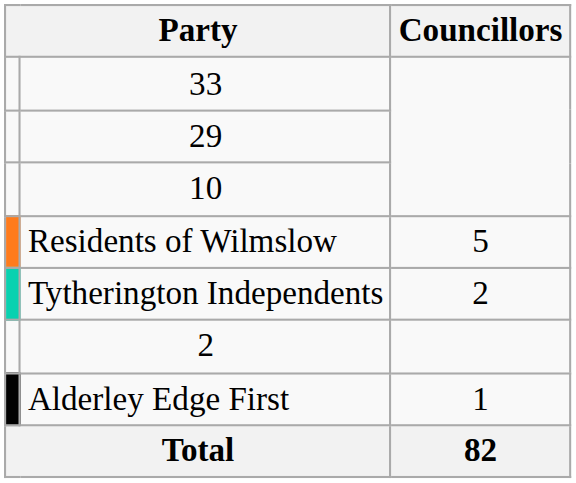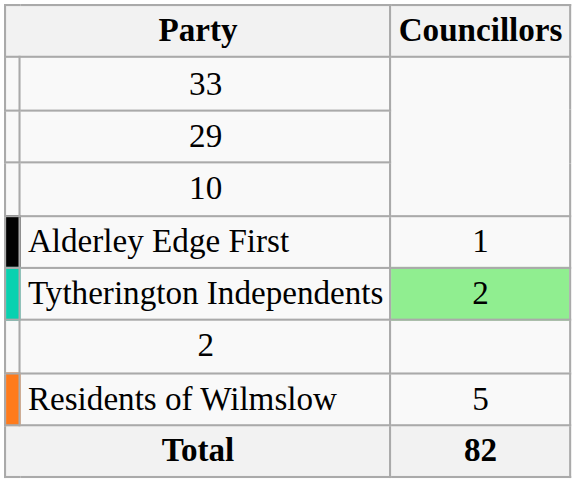rows swapped: (182, 240) <-> (159, 398)
(481, 293) no background -> (481, 293) lightgreen background
